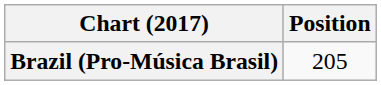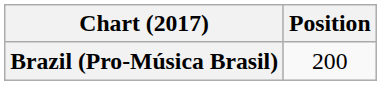(330, 60) 205 -> (330, 60) 200
